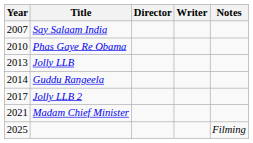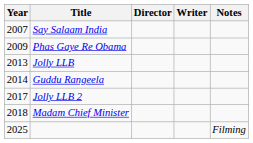(17, 46) 2010 -> (17, 46) 2009
(17, 113) 2021 -> (17, 113) 2018
